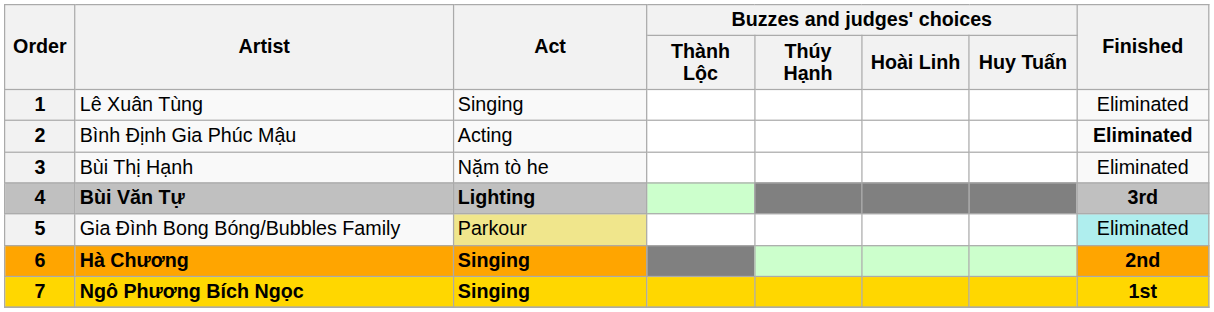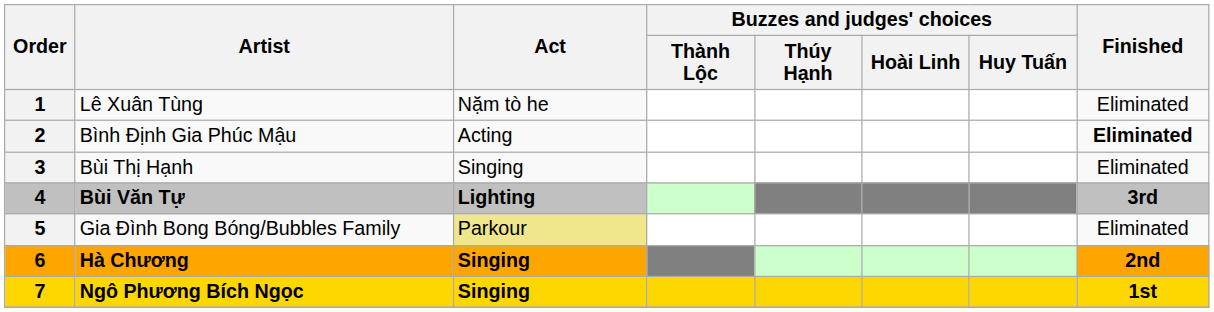(491, 104) Singing -> (503, 104) Nặm tò he
(503, 167) Nặm tò he -> (491, 167) Singing
(1143, 229) paleturquoise background -> (1143, 229) no background
